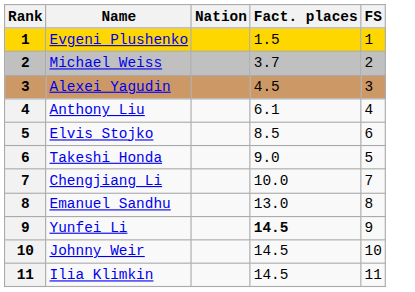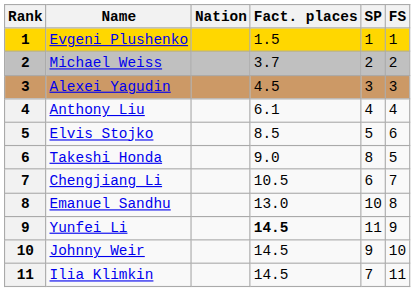+ column: (373, 16)
(271, 181) 10.0 -> (271, 181) 10.5
